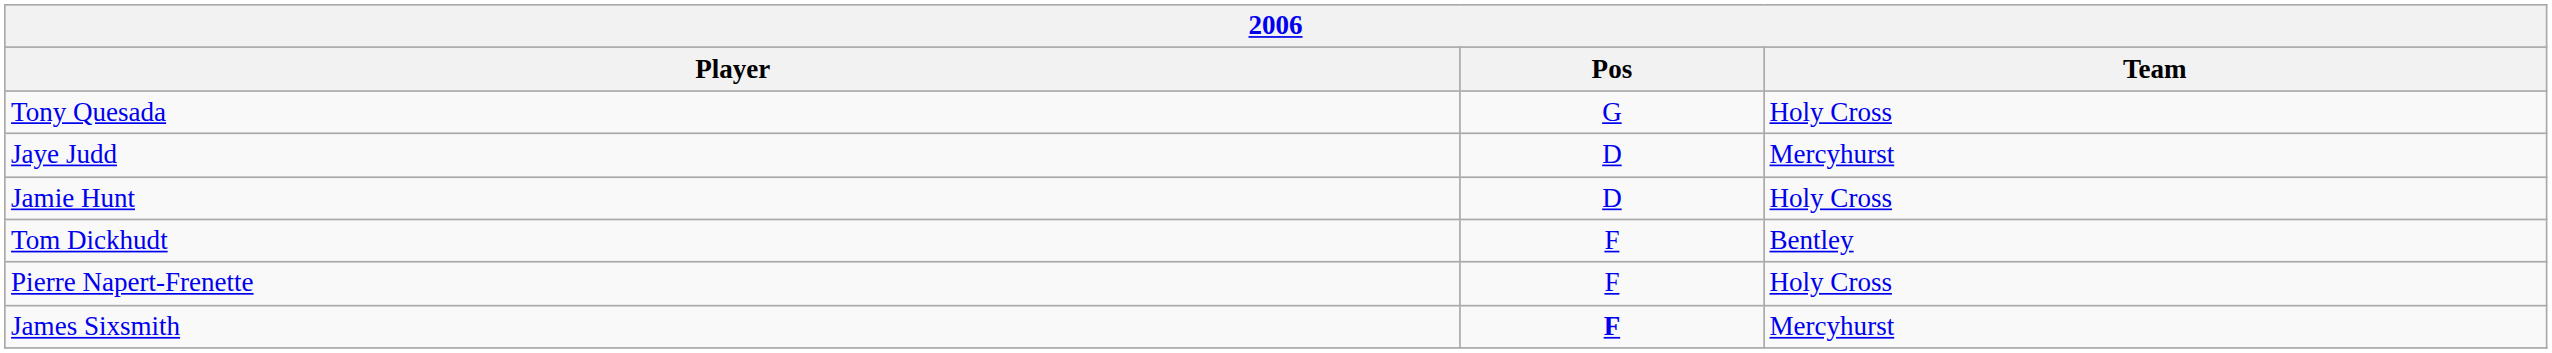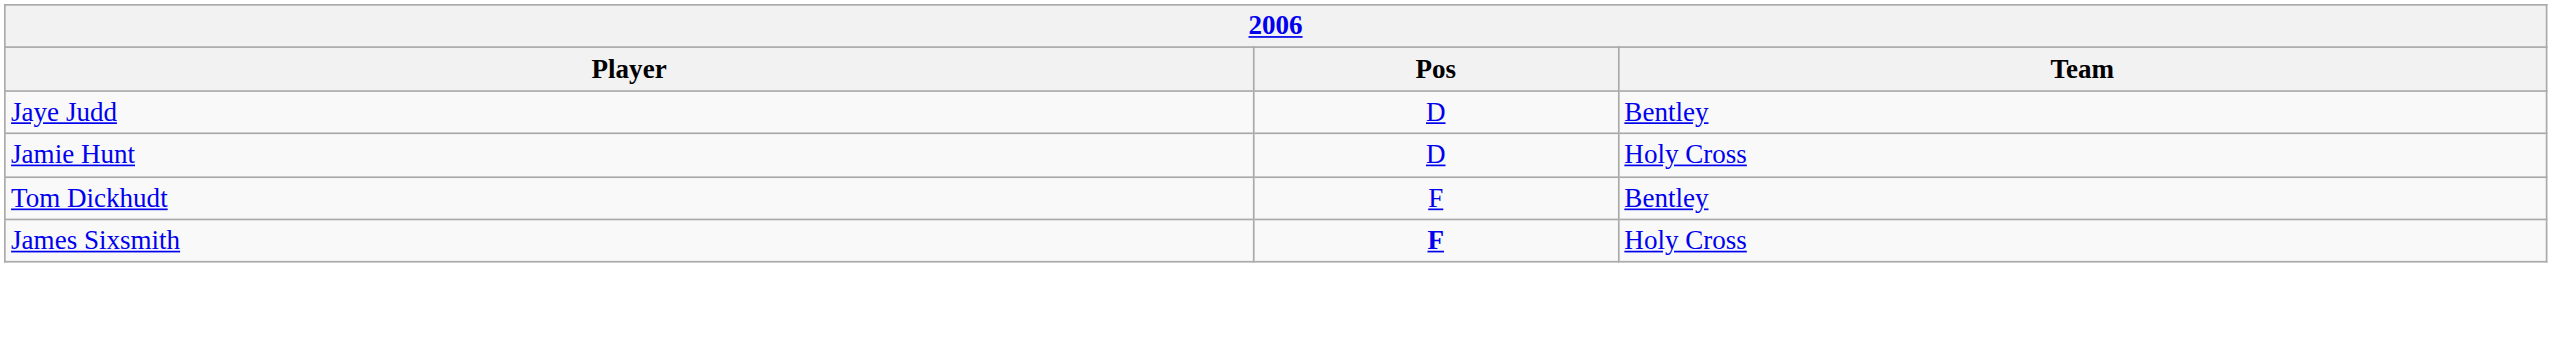- row: (89, 111)
(1832, 154) Mercyhurst -> (1666, 111) Bentley
- row: (132, 283)
(1832, 326) Mercyhurst -> (1686, 240) Holy Cross
